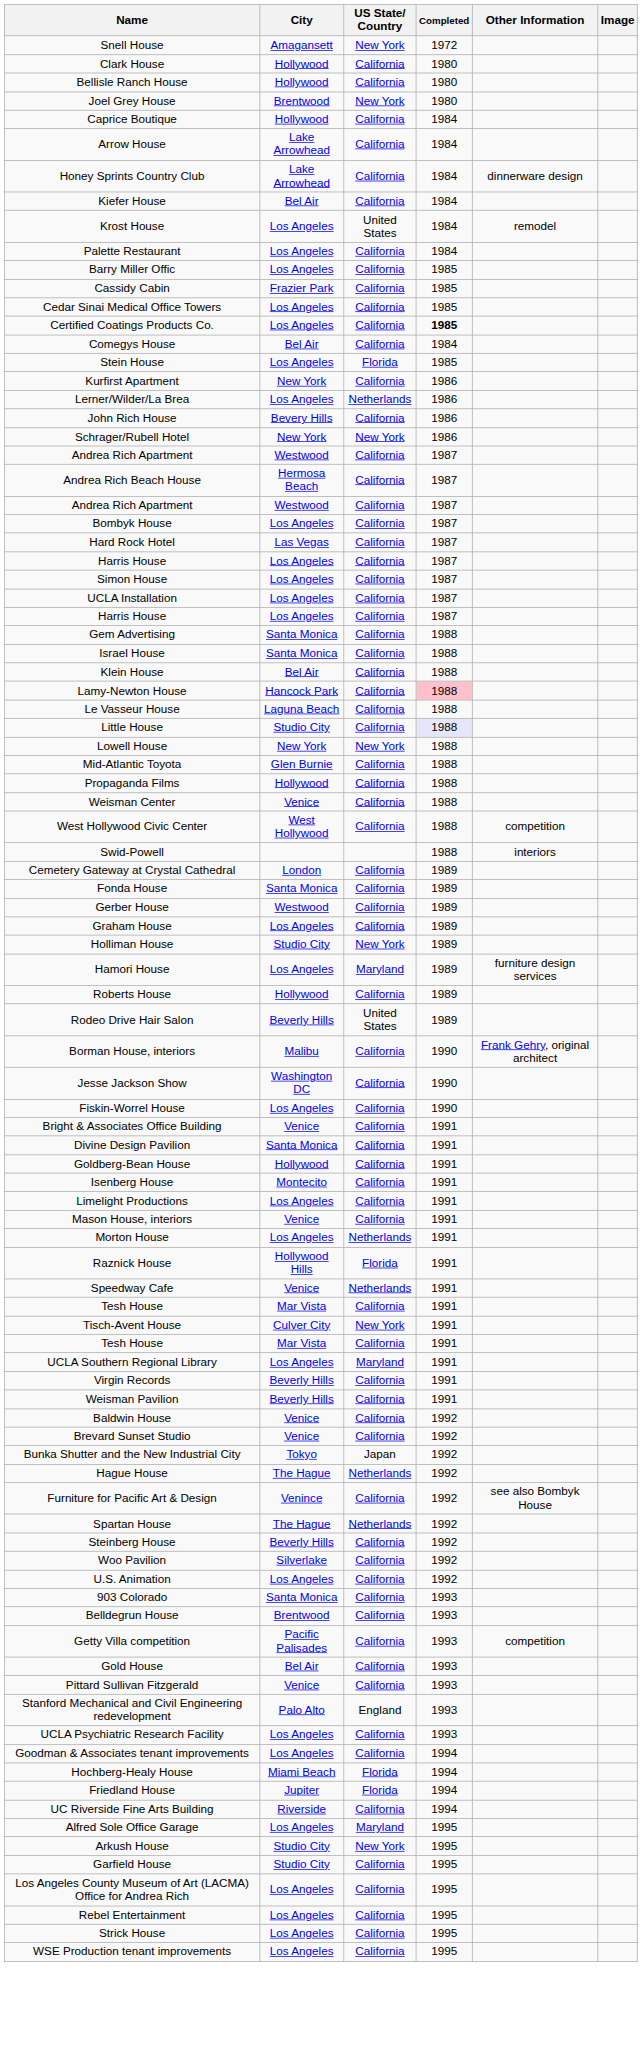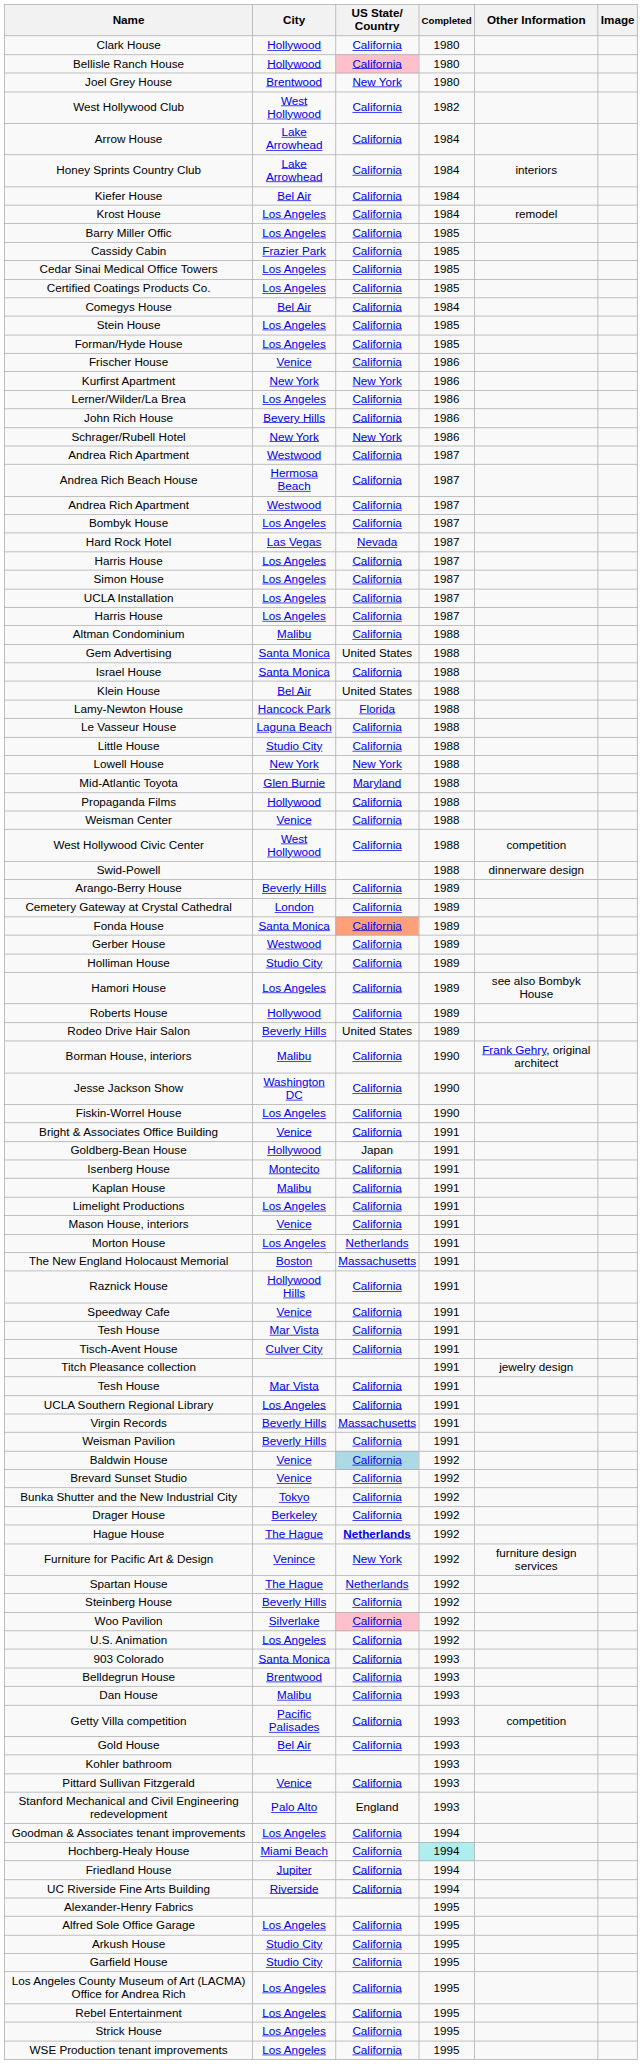- row: (132, 45)
(380, 82) no background -> (377, 63) pink background
+ row: (129, 107)
- row: (132, 119)
(535, 176) dinnerware design -> (536, 170) interiors
(380, 226) United States -> (377, 214) California
- row: (132, 251)
(444, 325) bold -> (447, 288) normal
(380, 362) Florida -> (377, 325) California
+ row: (129, 344)
+ row: (129, 362)
(380, 381) California -> (377, 381) New York
(380, 399) Netherlands -> (377, 399) California
(380, 542) California -> (377, 542) Nevada
+ row: (129, 635)
(380, 635) California -> (377, 653) United States
(380, 672) California -> (377, 690) United States
(380, 690) California -> (377, 709) Florida
(444, 690) pink background -> (447, 709) no background
(444, 727) lavender background -> (447, 746) no background
(380, 764) California -> (377, 783) Maryland
(535, 852) interiors -> (536, 870) dinnerware design
+ row: (129, 889)
(380, 889) no background -> (377, 926) lightsalmon background
- row: (132, 926)
(380, 944) New York -> (377, 963) California
(380, 969) Maryland -> (377, 988) California
(535, 969) furniture design services -> (536, 988) see also Bombyk House
- row: (132, 1145)
(380, 1163) California -> (377, 1150) Japan
+ row: (129, 1187)
+ row: (129, 1261)
(380, 1263) Florida -> (377, 1287) California
(380, 1288) Netherlands -> (377, 1312) California
(380, 1325) New York -> (377, 1349) California
+ row: (129, 1367)
(380, 1362) Maryland -> (377, 1404) California
(380, 1380) California -> (377, 1423) Massachusetts
(380, 1417) no background -> (377, 1460) lightblue background
(380, 1454) Japan -> (377, 1497) California
+ row: (129, 1515)
(380, 1473) normal -> (377, 1534) bold
(380, 1498) California -> (377, 1559) New York
(535, 1498) see also Bombyk House -> (536, 1559) furniture design services
(380, 1560) no background -> (377, 1621) pink background
+ row: (129, 1695)
+ row: (129, 1764)
- row: (132, 1735)
(380, 1772) Florida -> (377, 1851) California
(444, 1772) no background -> (447, 1851) paleturquoise background
(380, 1790) Florida -> (377, 1870) California
+ row: (129, 1907)
(380, 1827) Maryland -> (377, 1925) California
(380, 1846) New York -> (377, 1944) California
